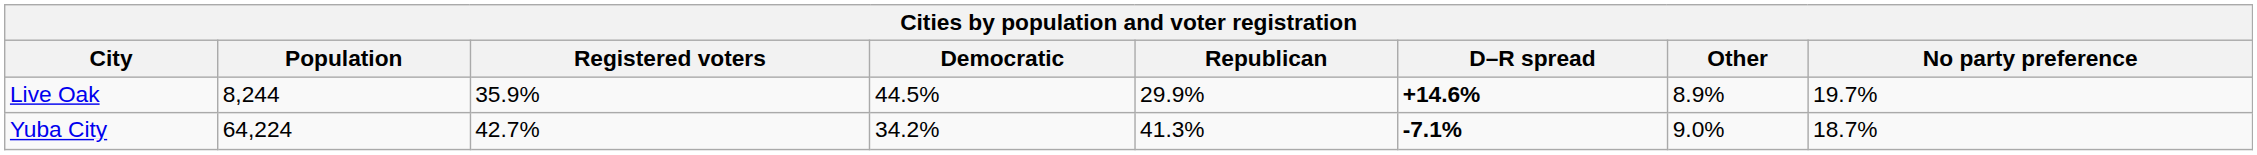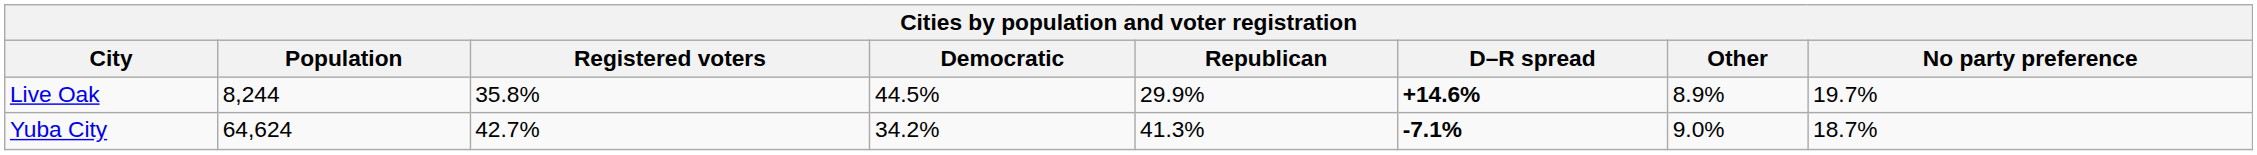(507, 94) 35.9% -> (507, 94) 35.8%
(257, 130) 64,224 -> (257, 130) 64,624
